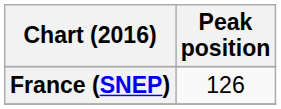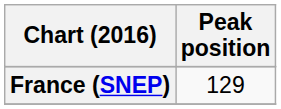(226, 85) 126 -> (226, 85) 129
